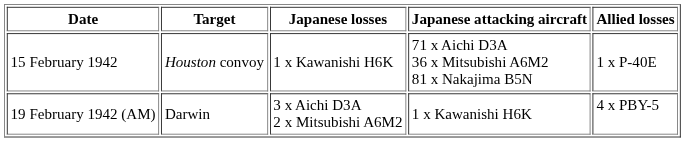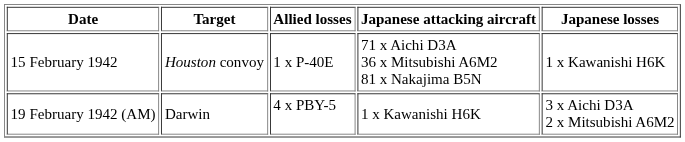columns swapped: (636, 19) <-> (338, 19)
